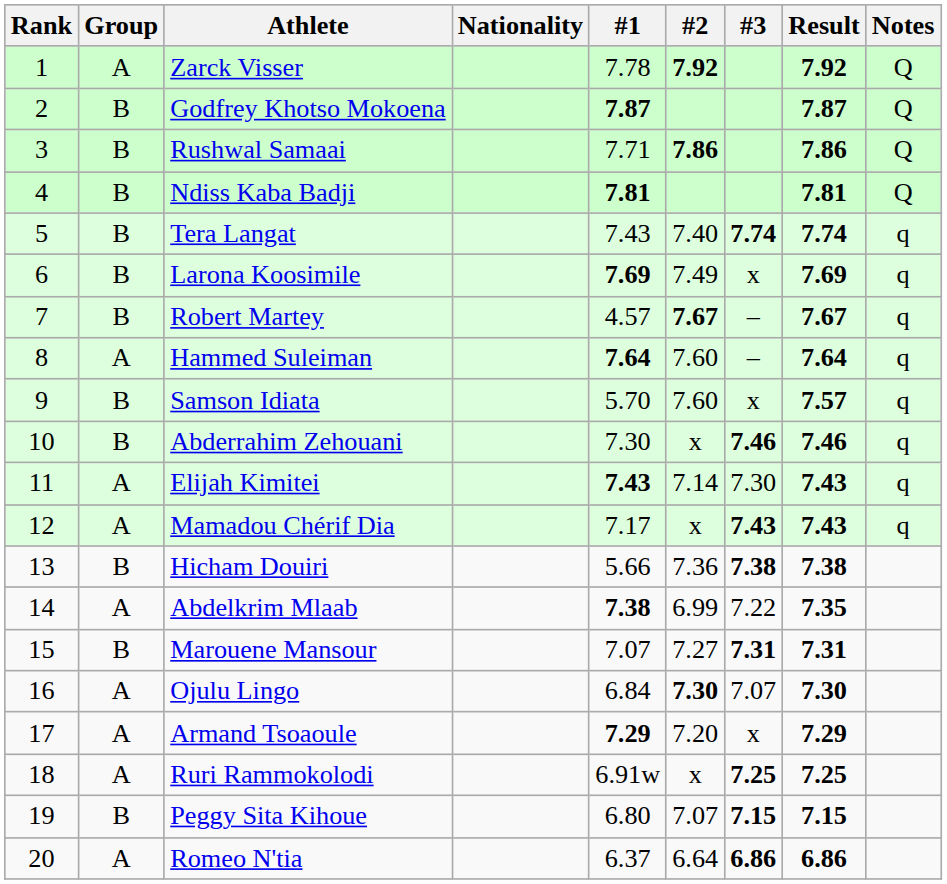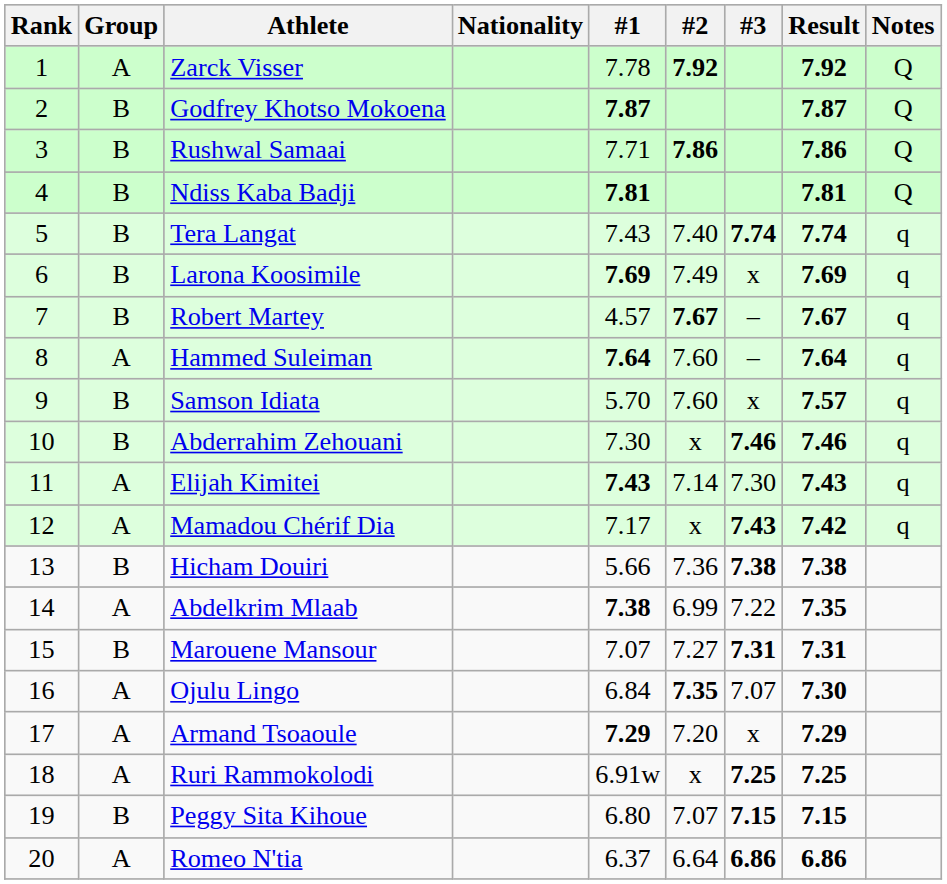(824, 524) 7.43 -> (824, 524) 7.42
(695, 691) 7.30 -> (695, 691) 7.35
